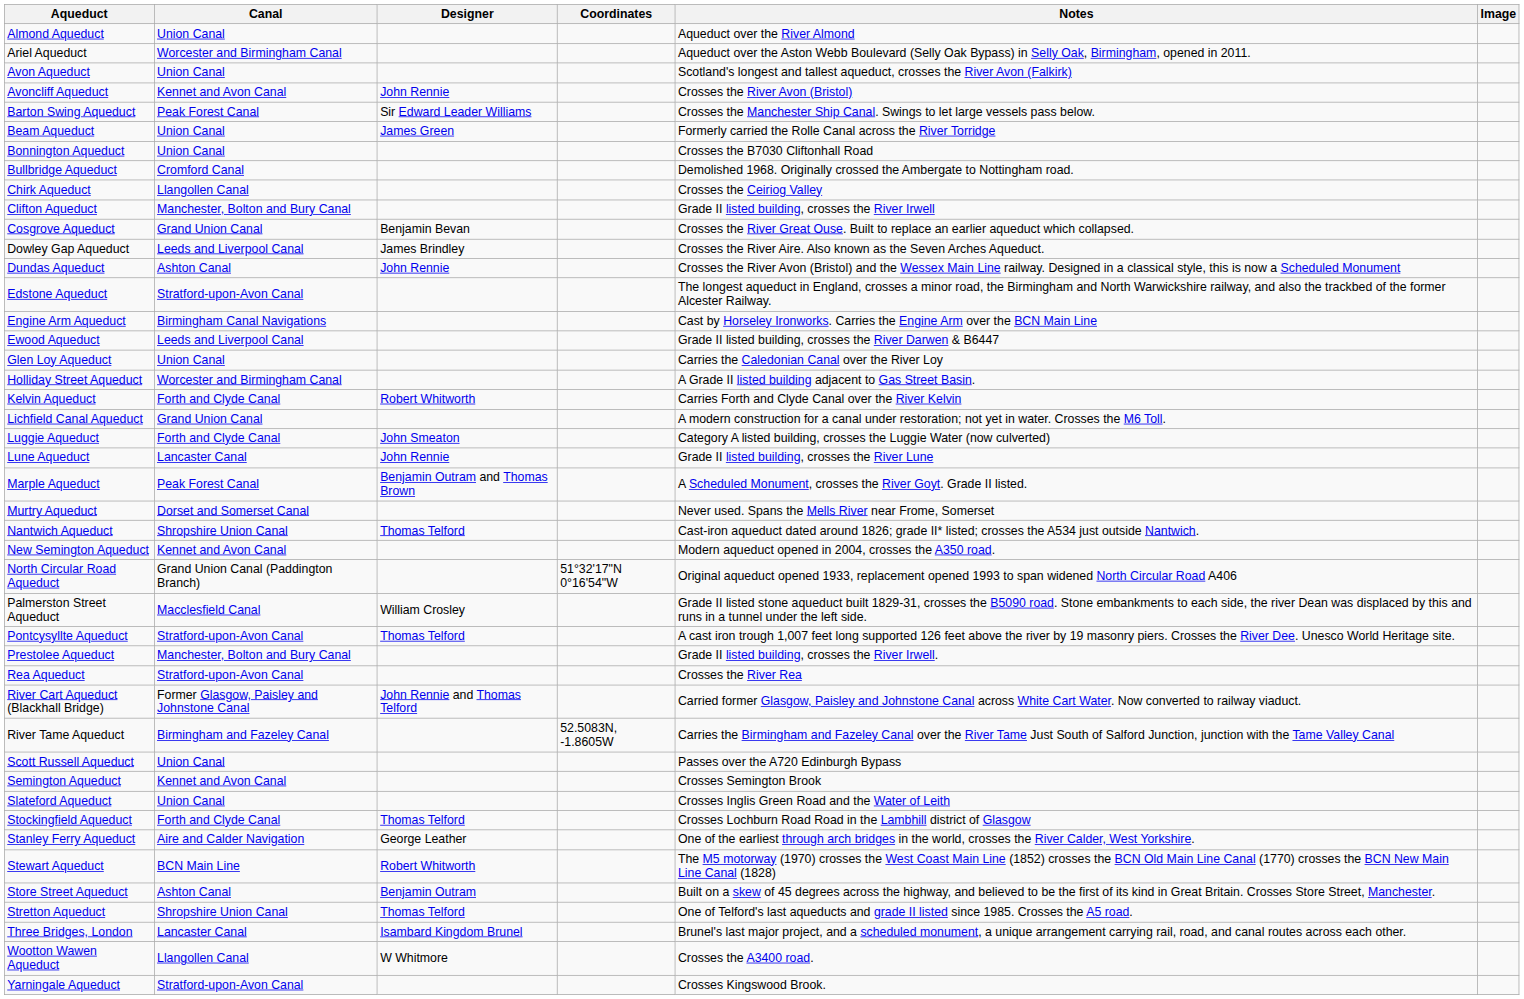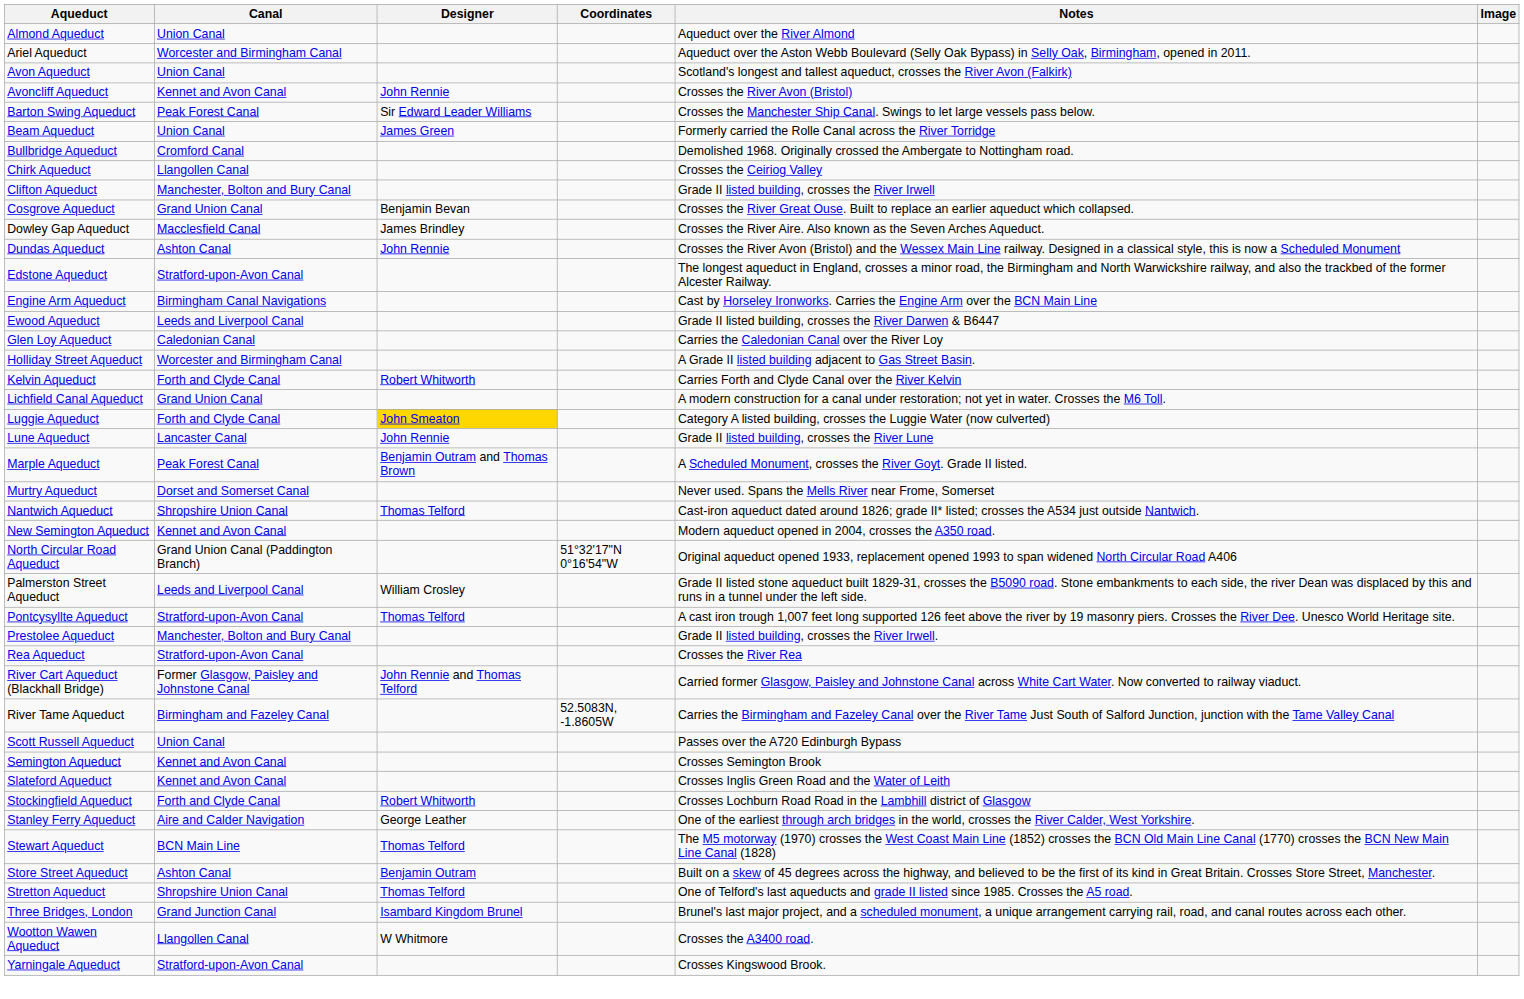- row: (66, 151)
(230, 248) Leeds and Liverpool Canal -> (209, 229) Macclesfield Canal
(191, 360) Union Canal -> (206, 340) Caledonian Canal
(420, 438) no background -> (420, 418) gold background
(209, 609) Macclesfield Canal -> (230, 590) Leeds and Liverpool Canal
(191, 800) Union Canal -> (222, 781) Kennet and Avon Canal
(422, 820) Thomas Telford -> (428, 800) Robert Whitworth
(428, 866) Robert Whitworth -> (422, 846) Thomas Telford
(202, 931) Lancaster Canal -> (217, 912) Grand Junction Canal
